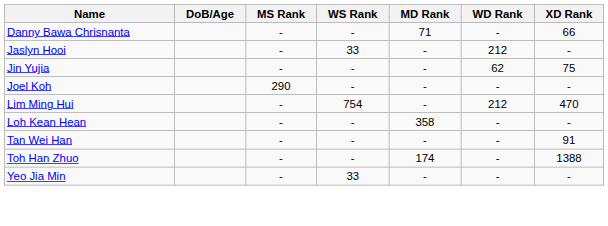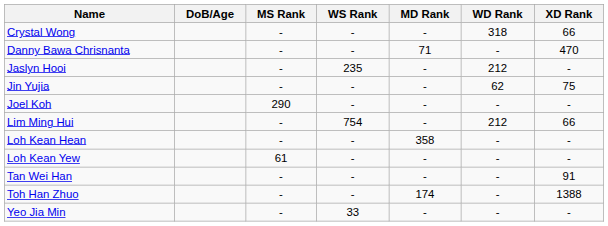+ row: (41, 32)
(569, 32) 66 -> (569, 50) 470
(353, 50) 33 -> (353, 68) 235
(569, 104) 470 -> (569, 122) 66
+ row: (43, 158)
